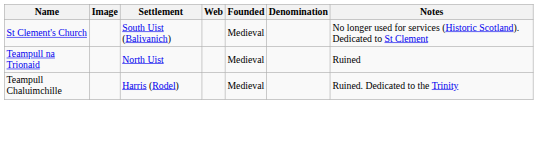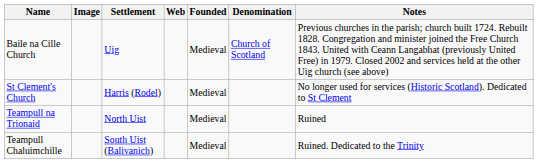+ row: (33, 49)
(147, 33) South Uist (Balivanich) -> (133, 92) Harris (Rodel)
(151, 86) Harris (Rodel) -> (129, 145) South Uist (Balivanich)
